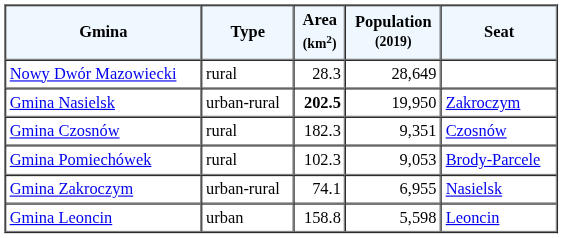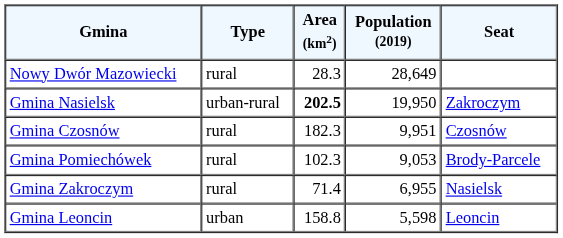(418, 131) 9,351 -> (418, 131) 9,951
(243, 188) urban-rural -> (222, 188) rural
(326, 188) 74.1 -> (326, 188) 71.4
